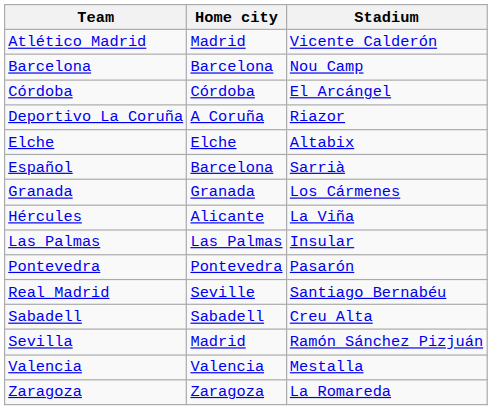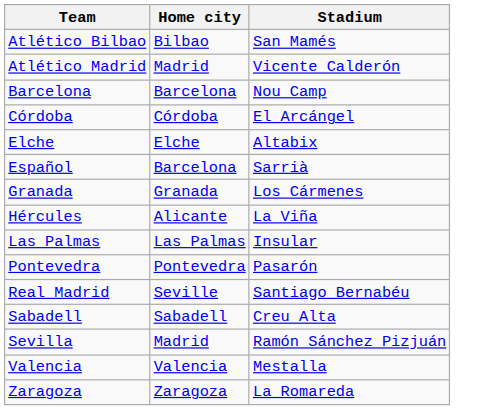+ row: (77, 42)
- row: (96, 117)
